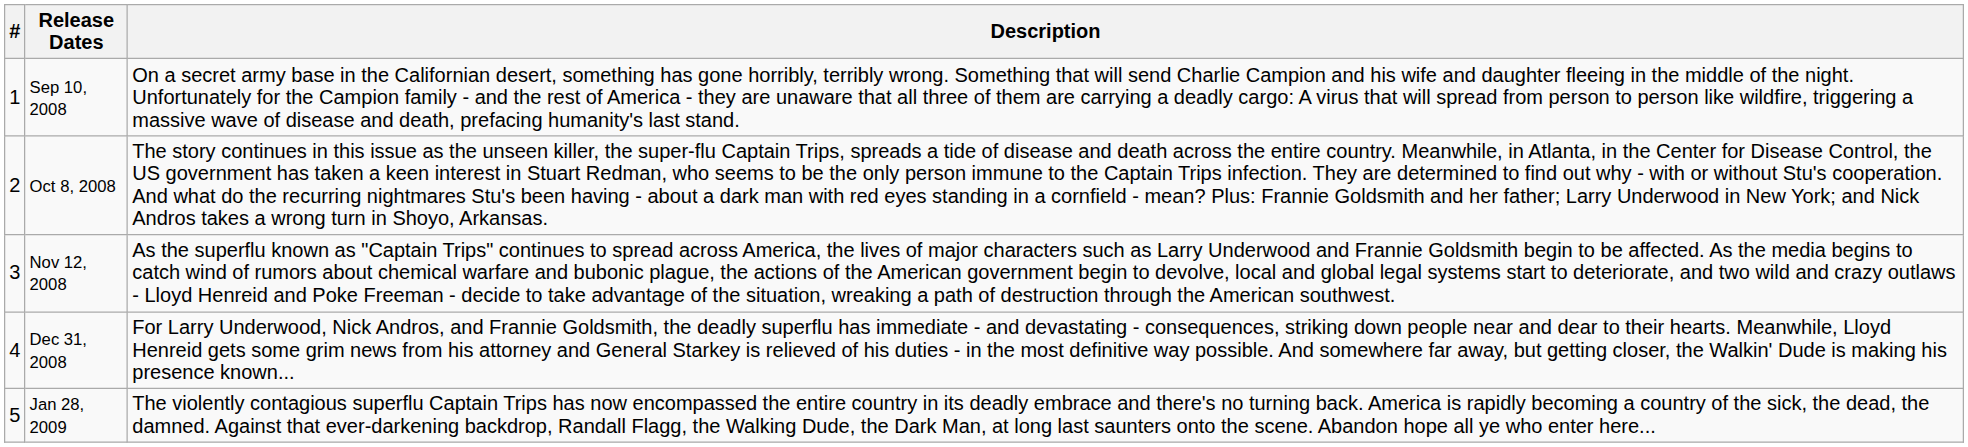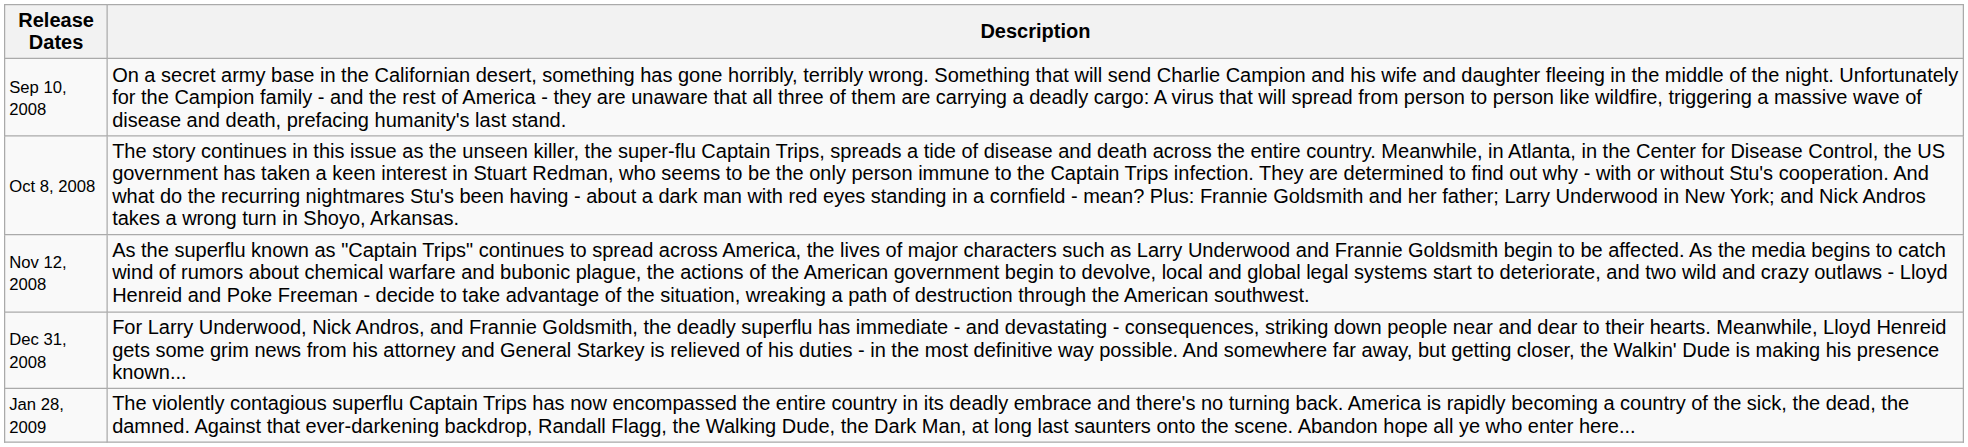- column: (15, 31)
